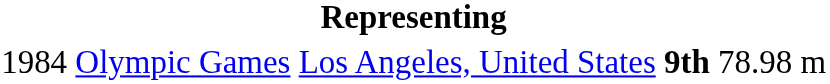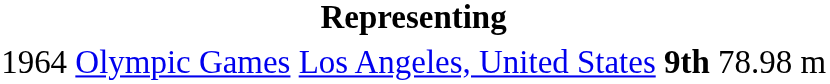(34, 62) 1984 -> (34, 62) 1964
